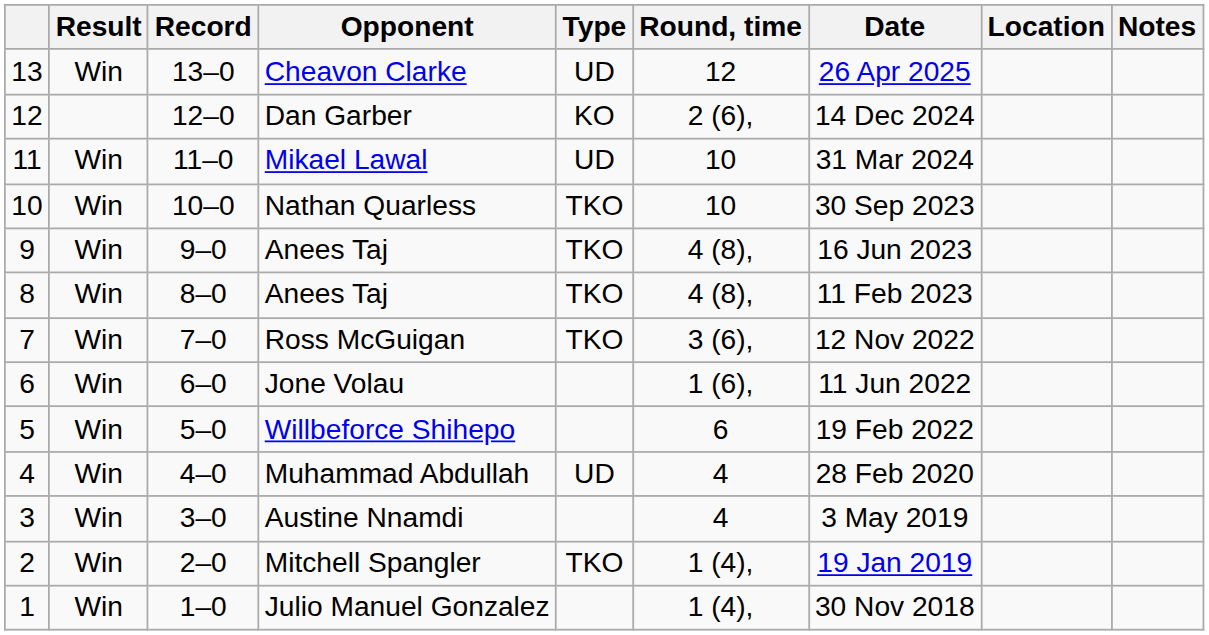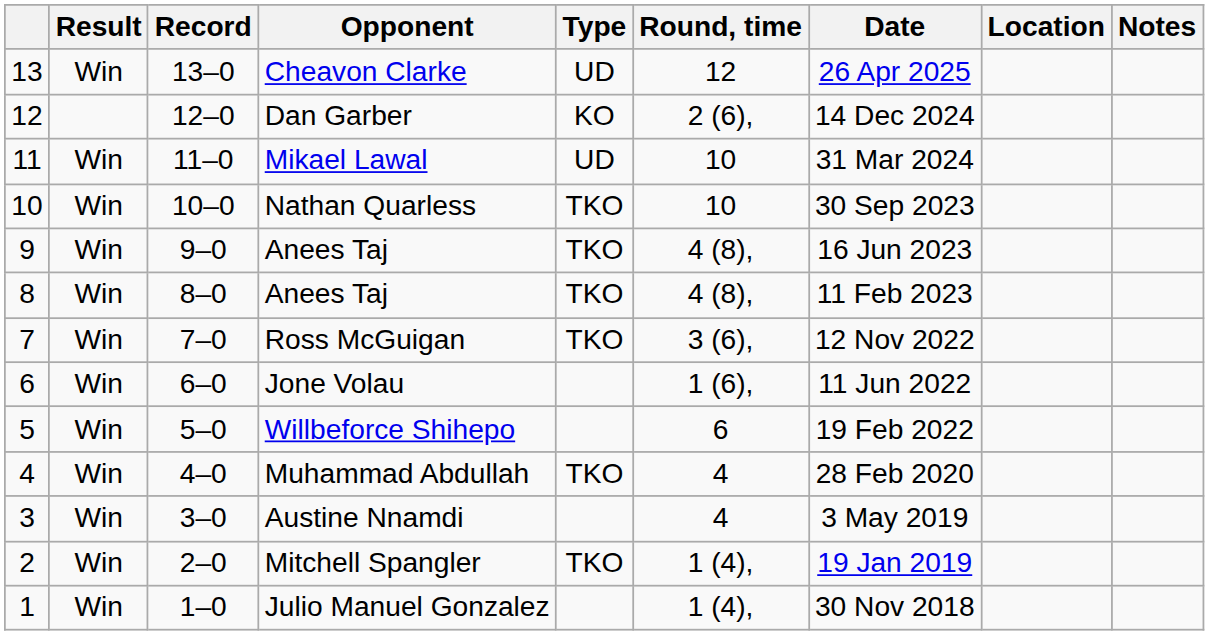(594, 473) UD -> (594, 473) TKO
